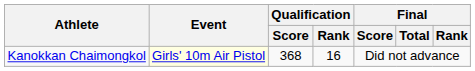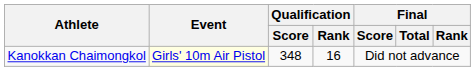(291, 57) 368 -> (291, 57) 348
